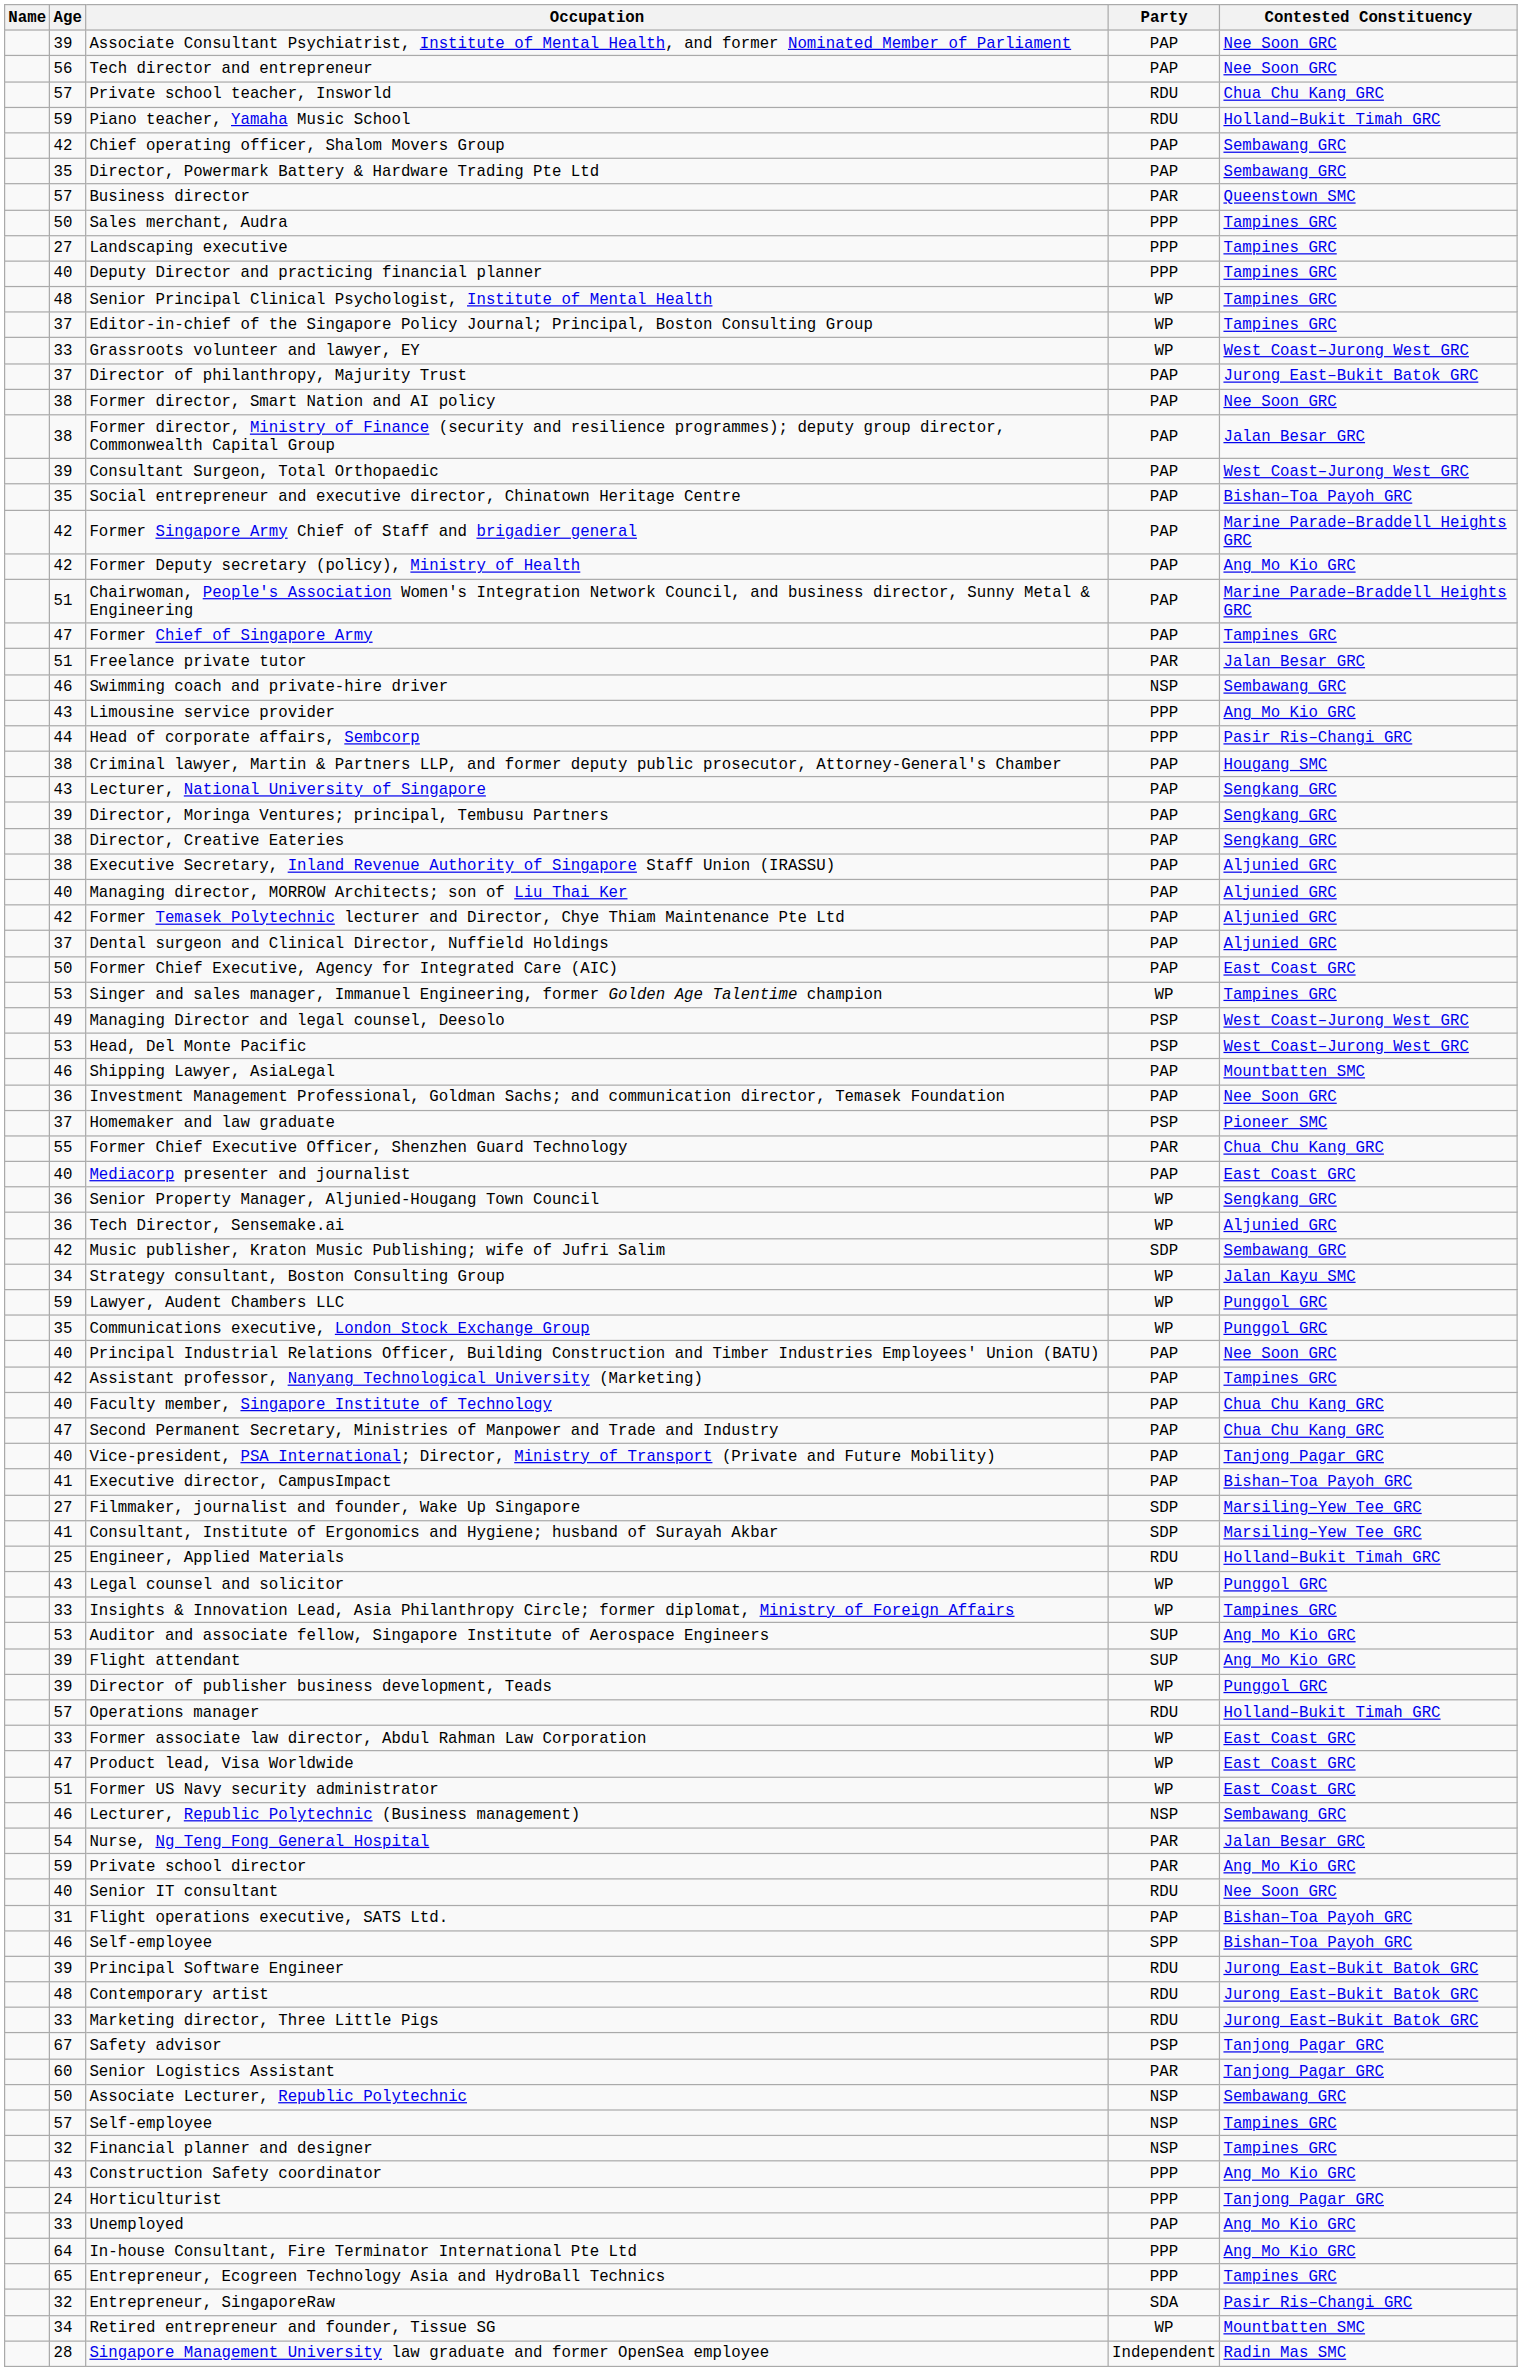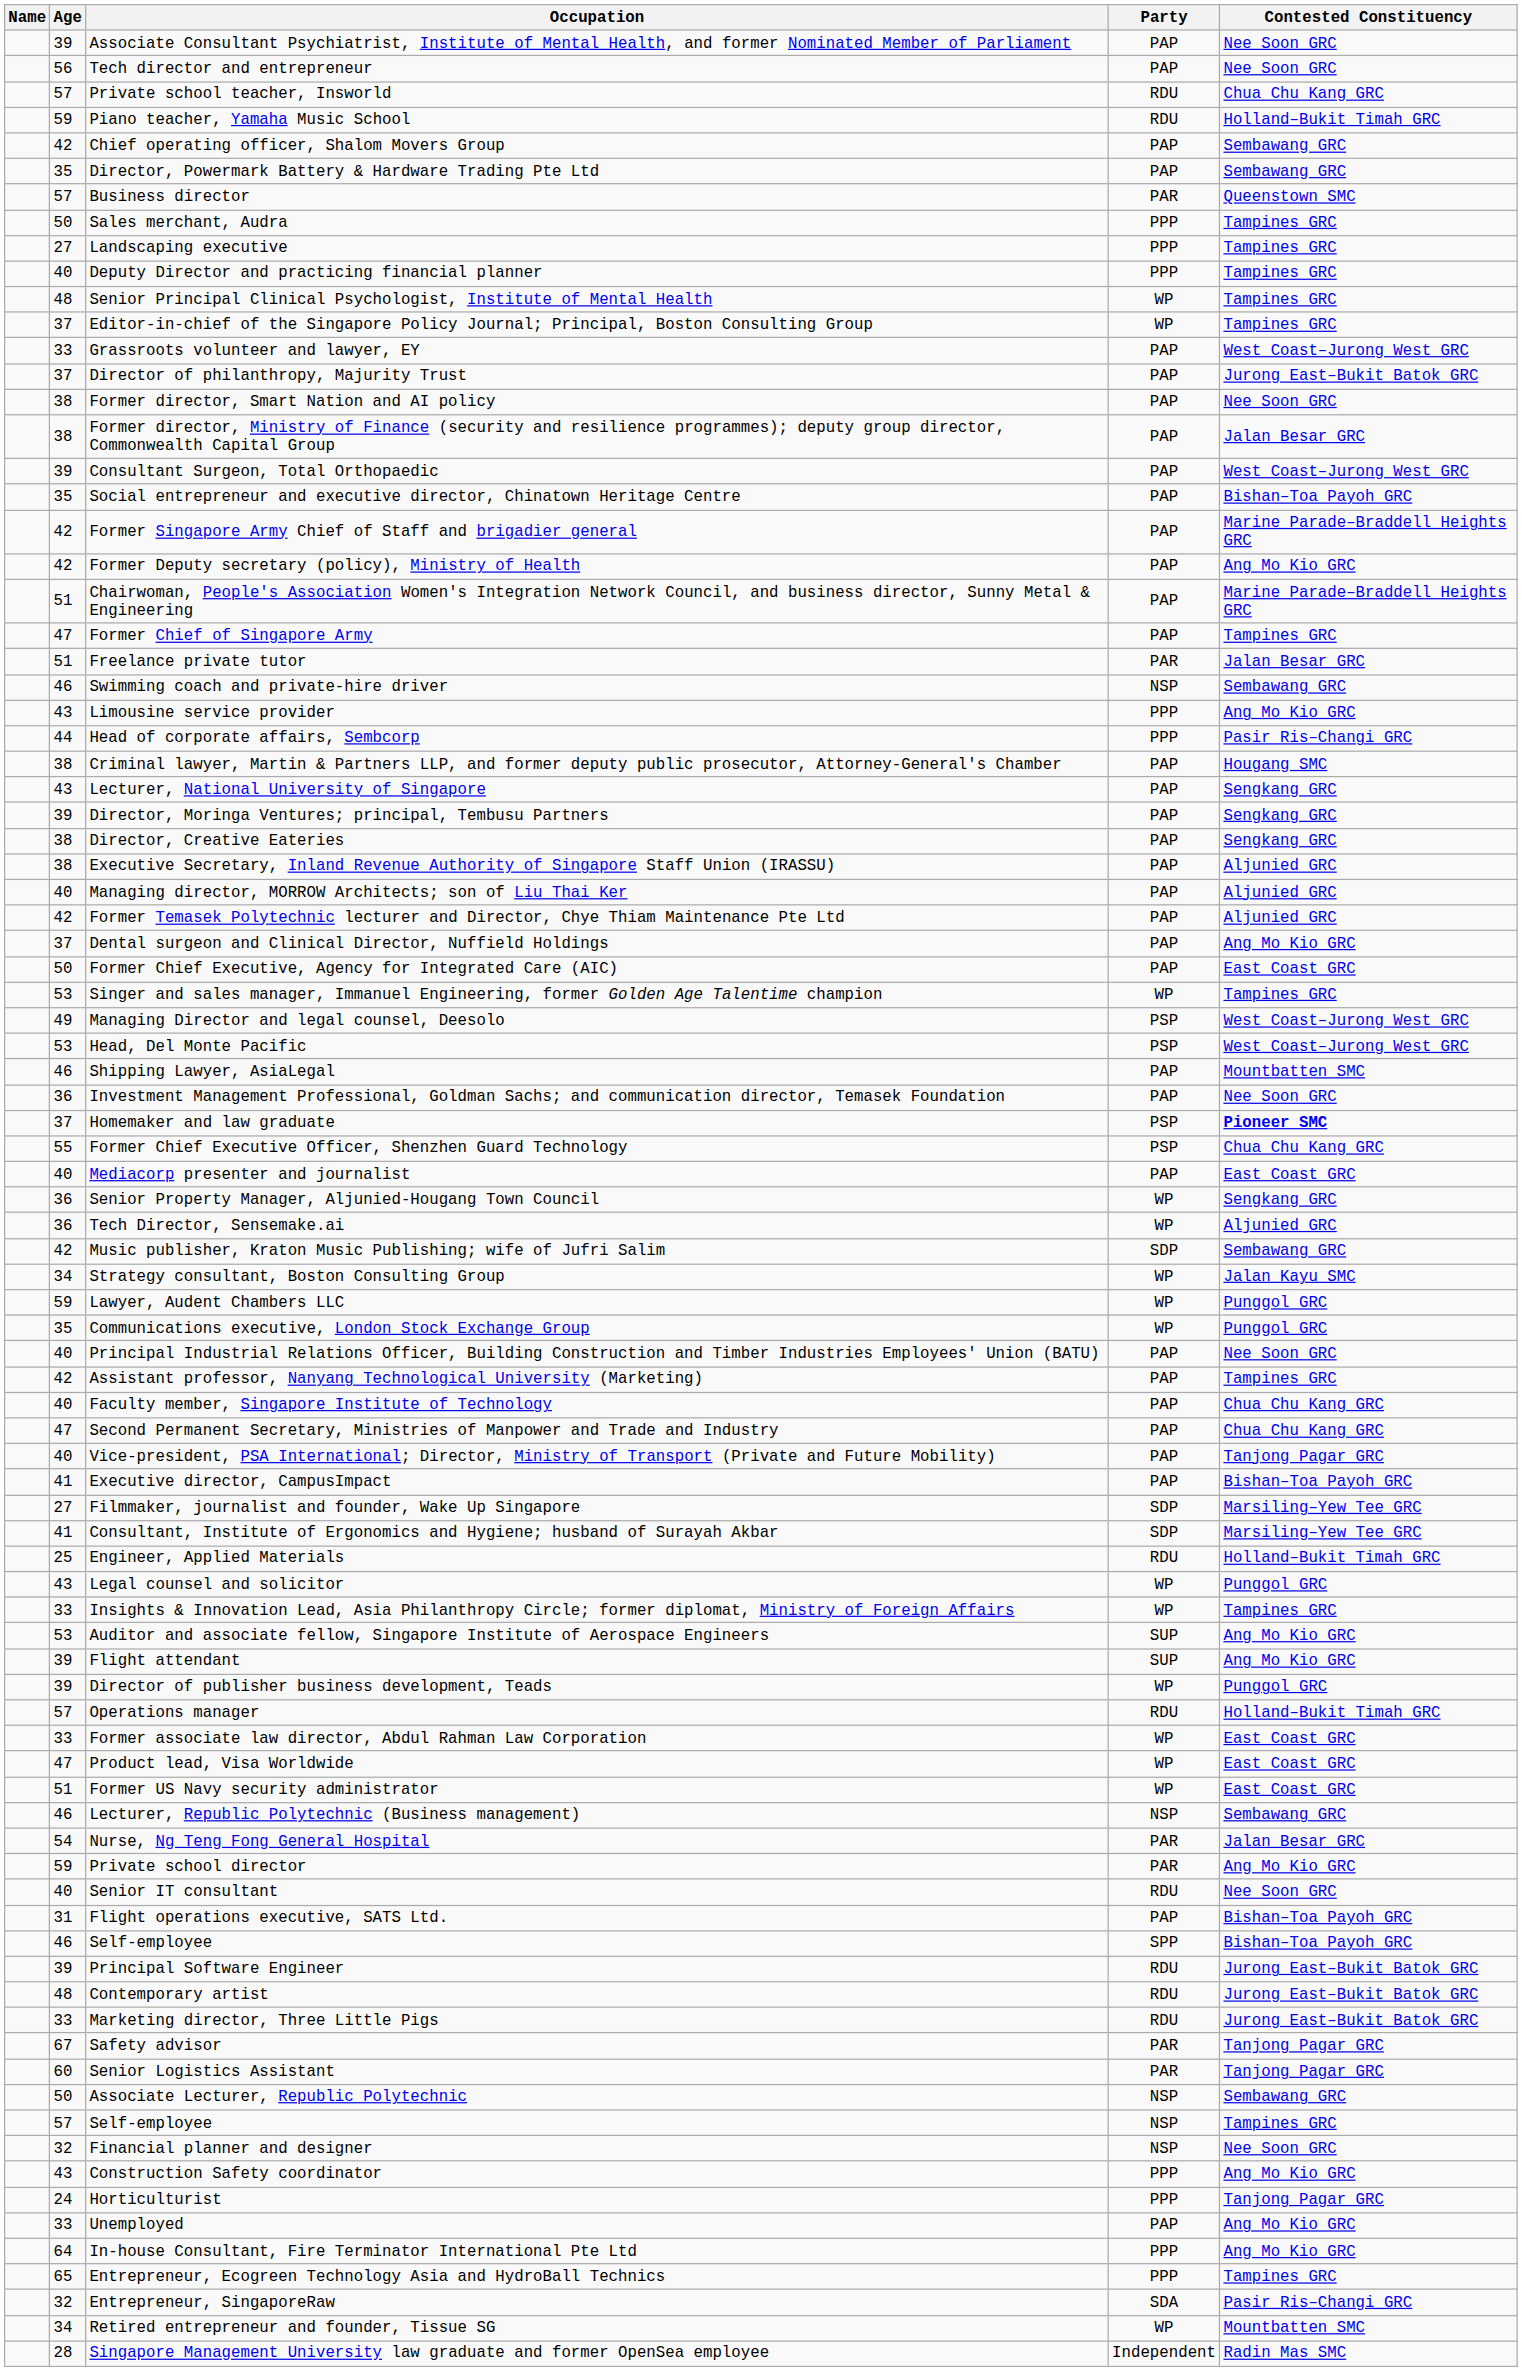(1164, 351) WP -> (1164, 351) PAP
(1280, 944) Aljunied GRC -> (1290, 944) Ang Mo Kio GRC
(1275, 1123) normal -> (1275, 1123) bold
(1164, 1149) PAR -> (1164, 1149) PSP
(1164, 2046) PSP -> (1164, 2046) PAR
(1280, 2148) Tampines GRC -> (1280, 2148) Nee Soon GRC
